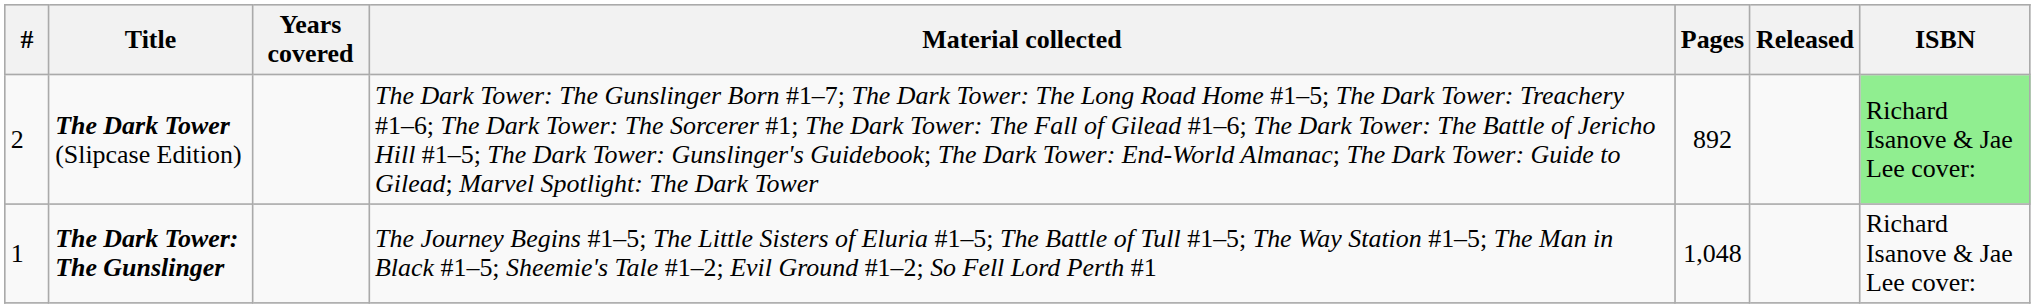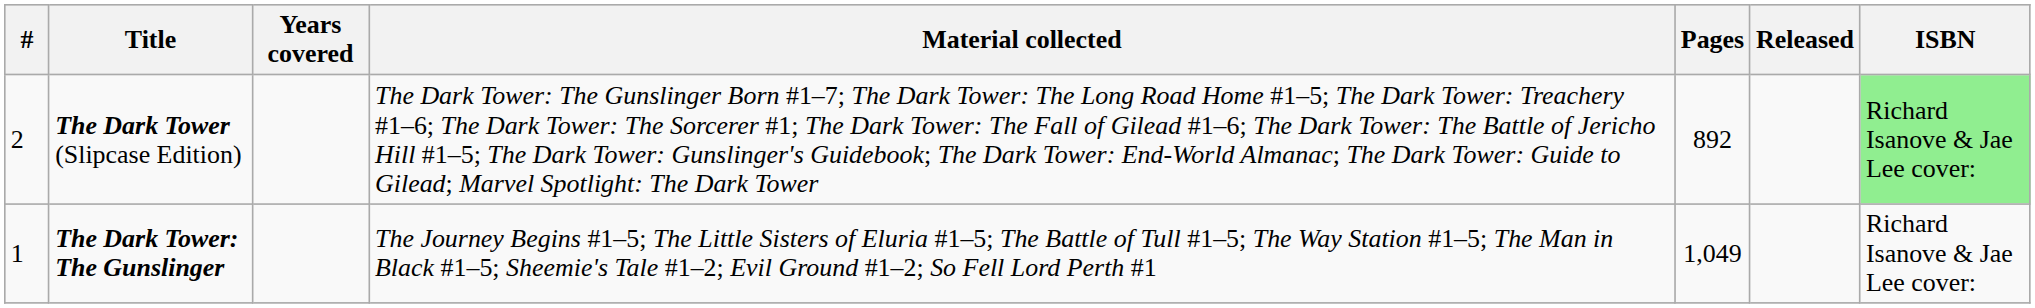(1712, 253) 1,048 -> (1712, 253) 1,049
